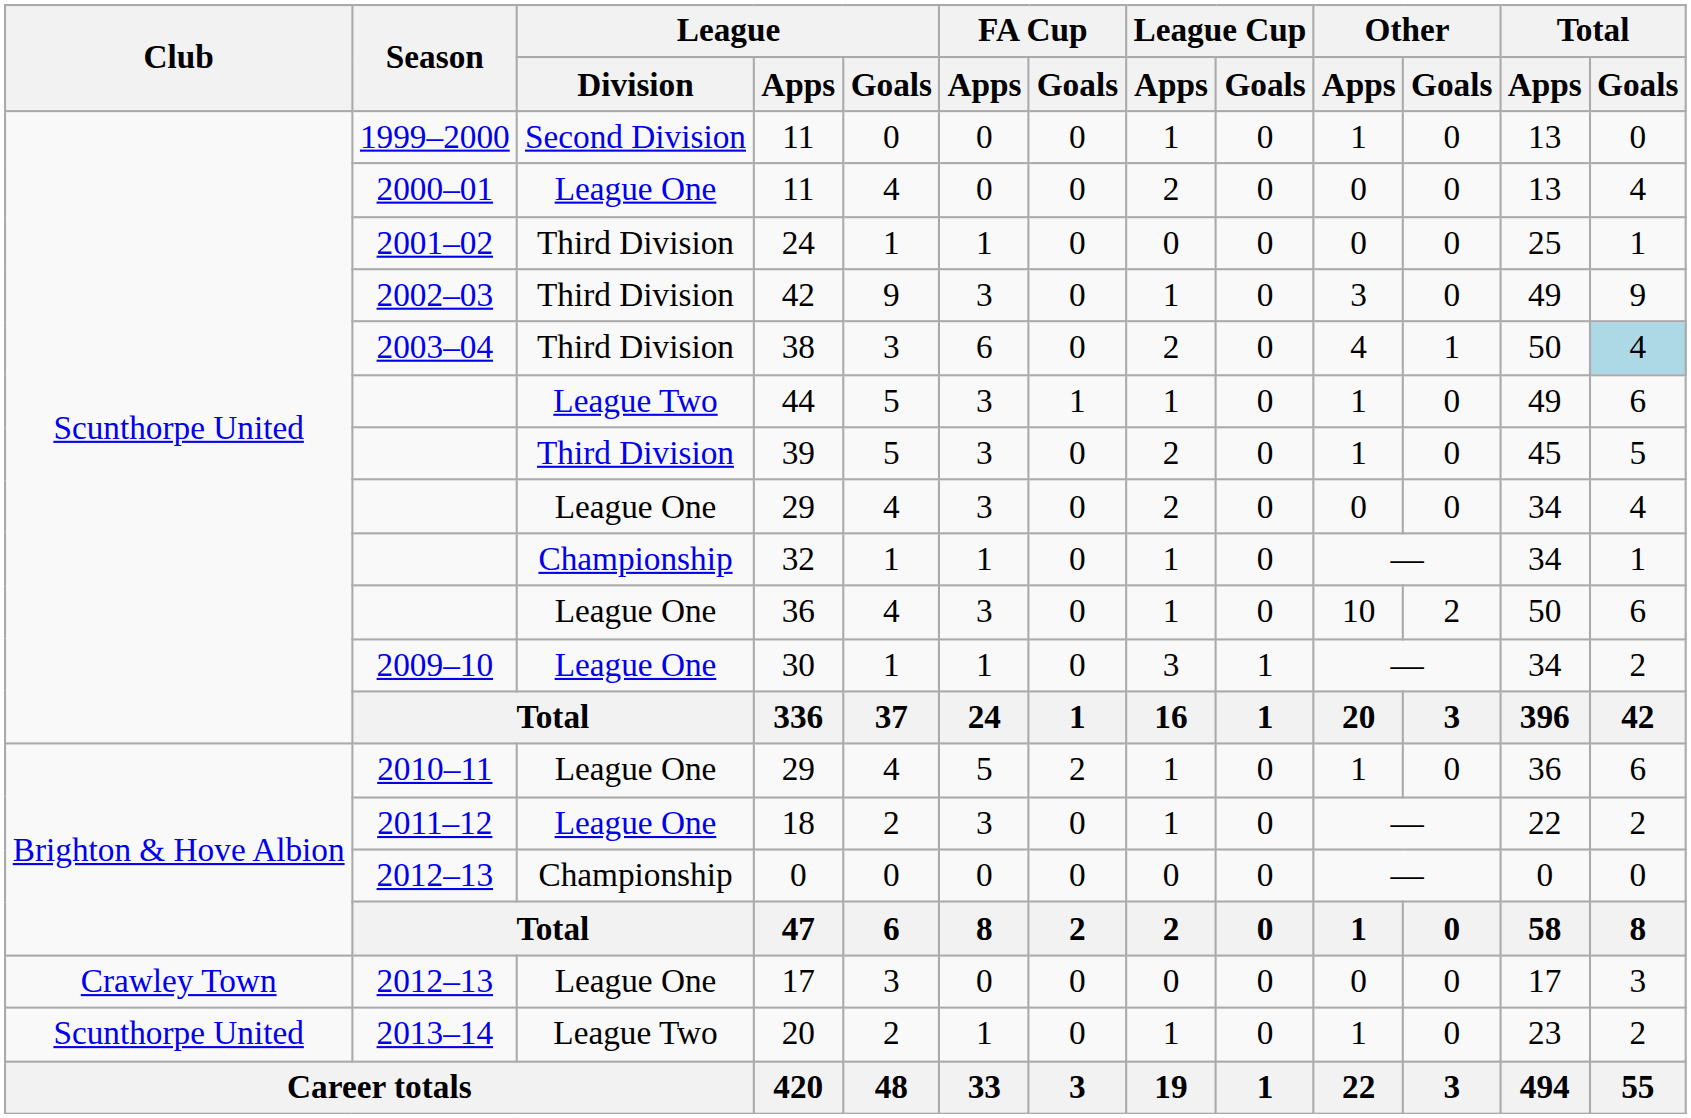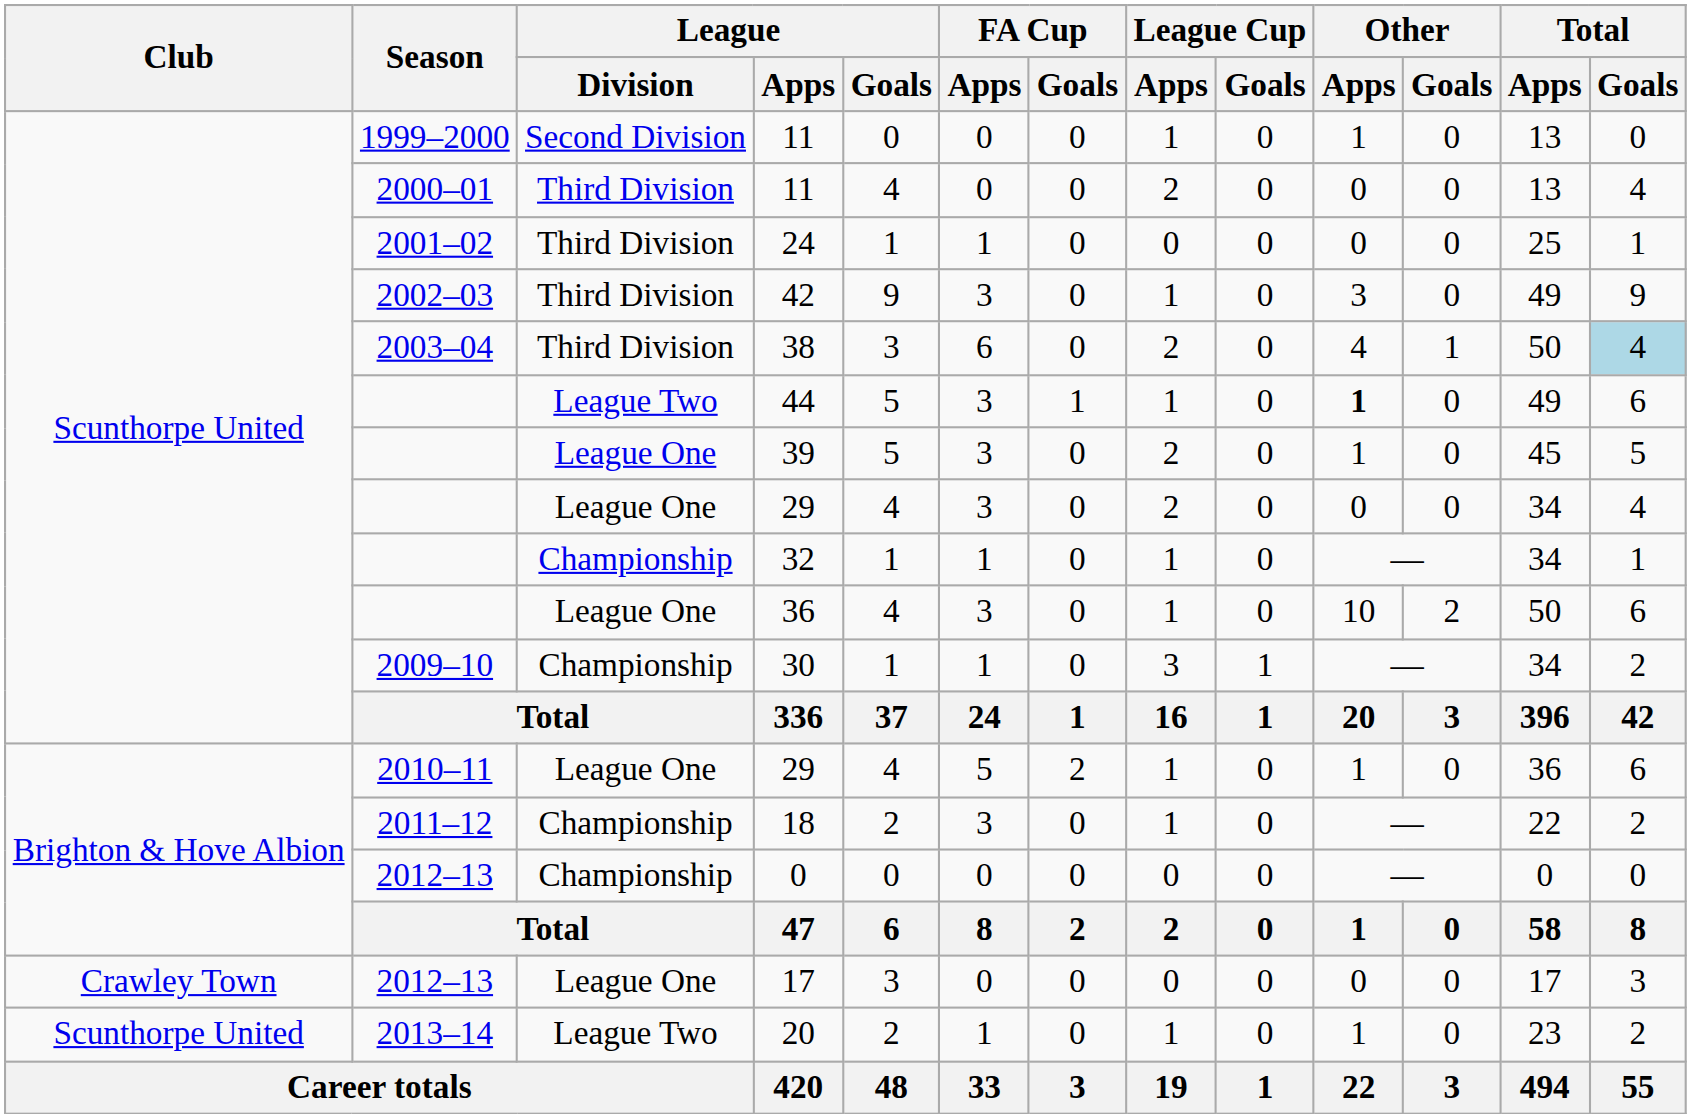(635, 189) League One -> (635, 189) Third Division
(1359, 400) normal -> (1359, 400) bold
(635, 453) Third Division -> (635, 453) League One
(635, 664) League One -> (636, 664) Championship
(635, 822) League One -> (636, 822) Championship
